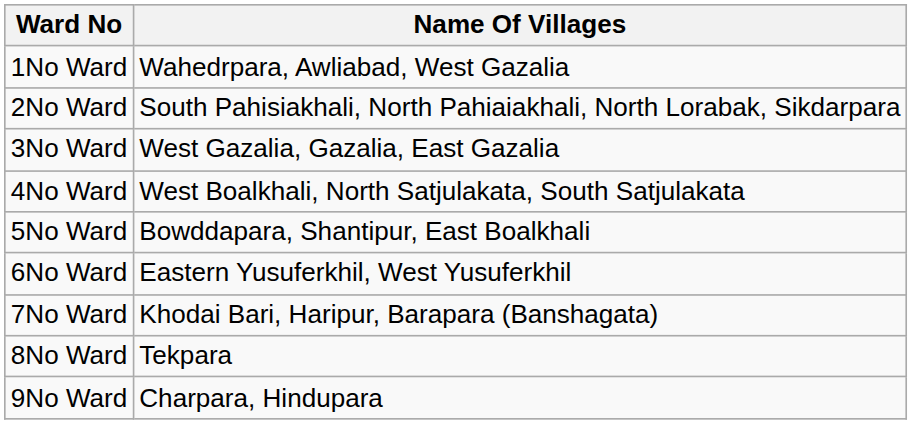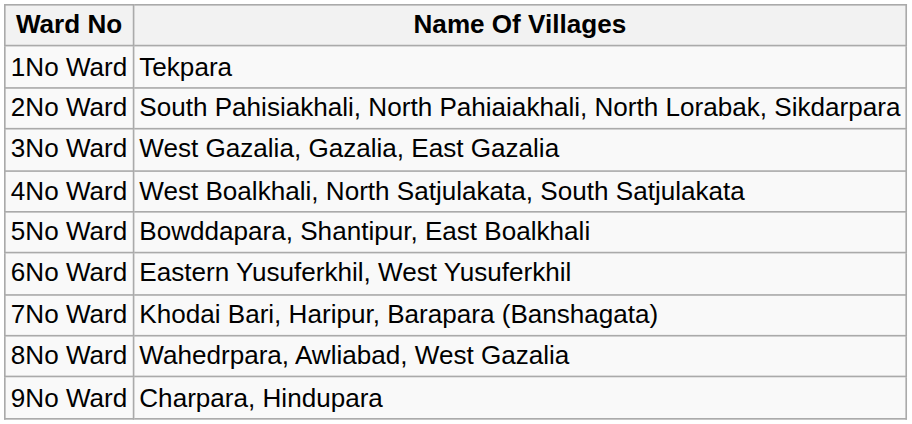(354, 66) Wahedrpara, Awliabad, West Gazalia -> (186, 66) Tekpara
(186, 356) Tekpara -> (354, 356) Wahedrpara, Awliabad, West Gazalia
